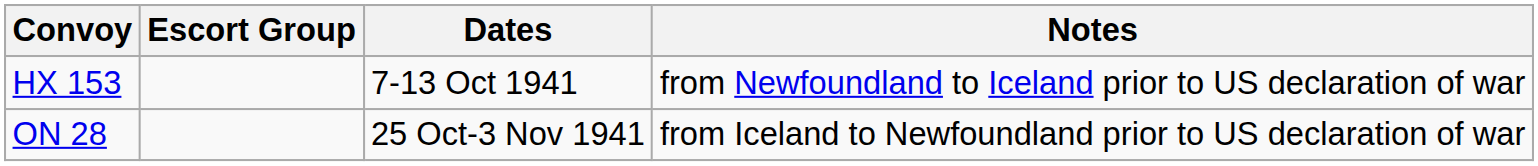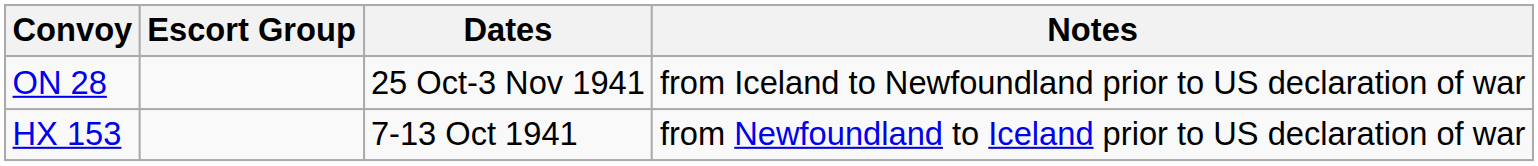rows swapped: (67, 82) <-> (60, 133)
